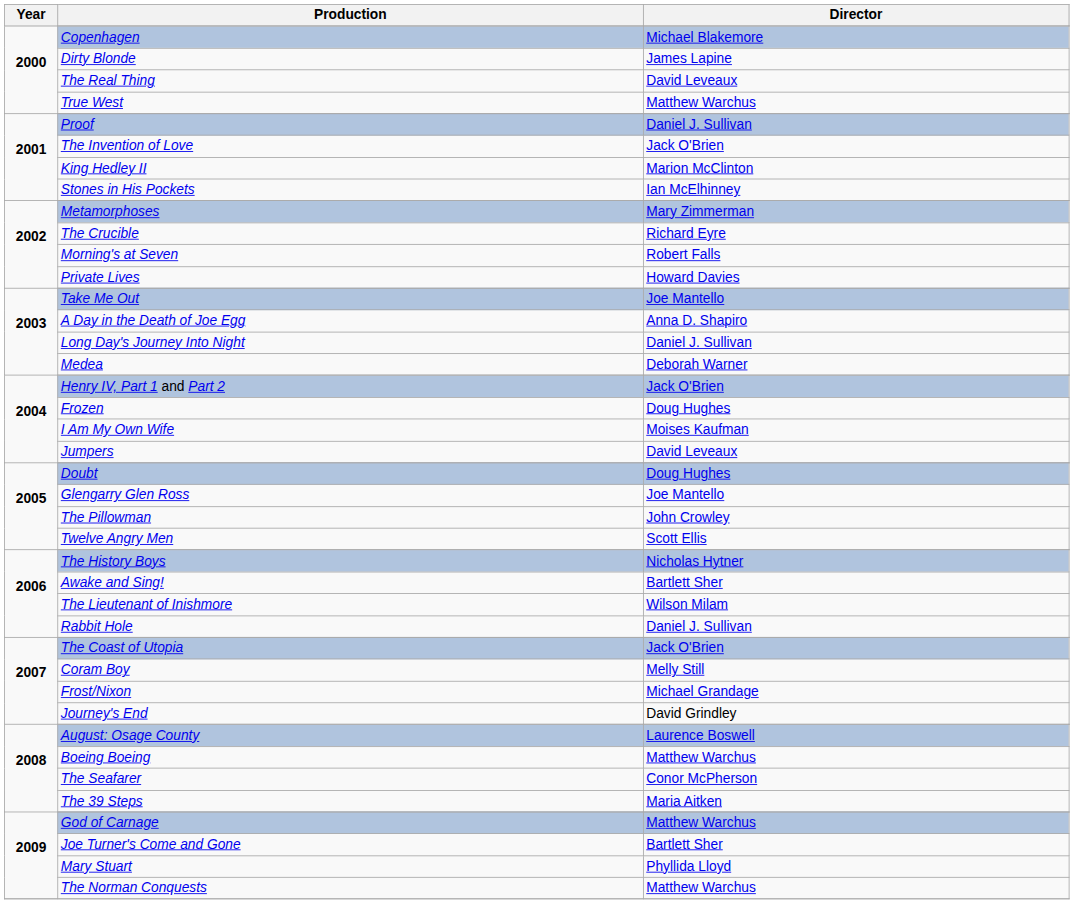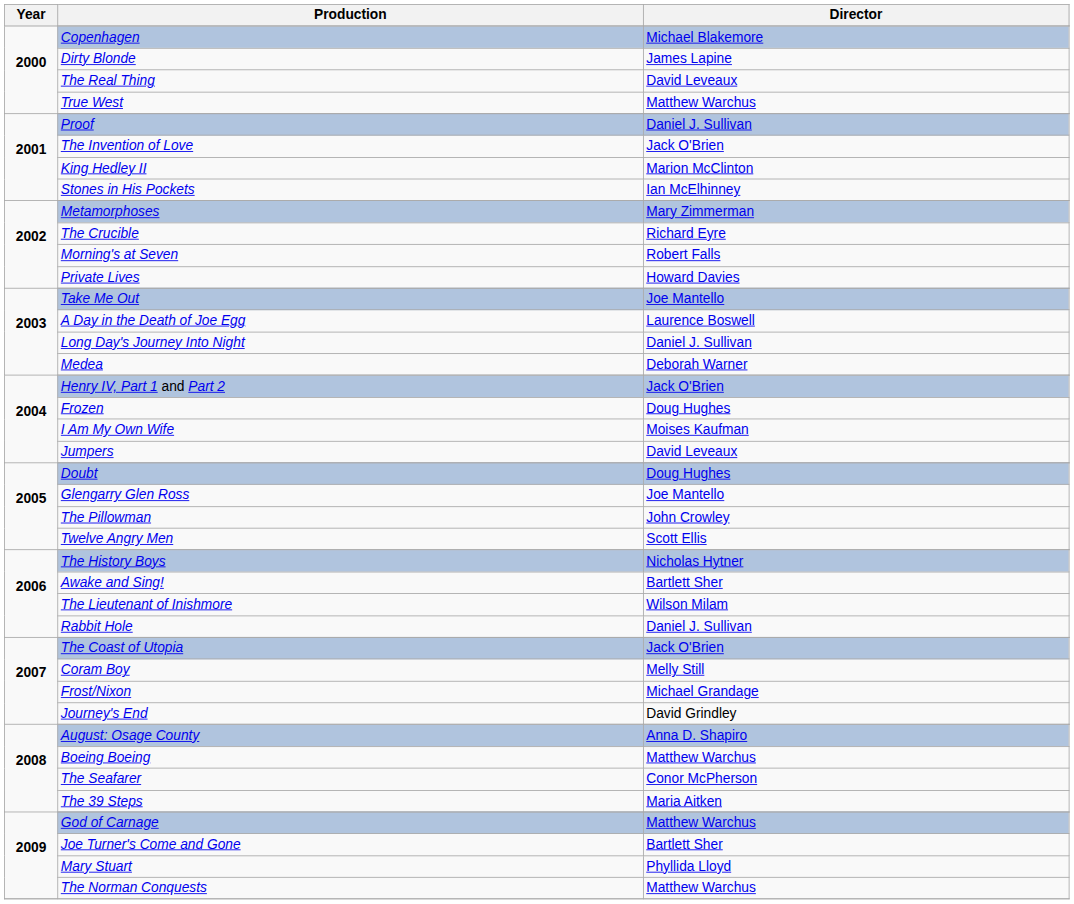(697, 320) Anna D. Shapiro -> (701, 320) Laurence Boswell
(701, 735) Laurence Boswell -> (697, 735) Anna D. Shapiro
